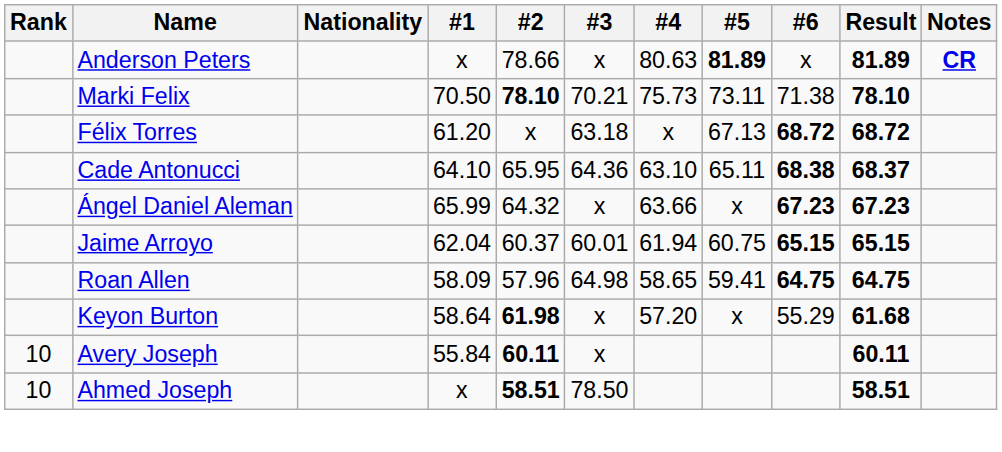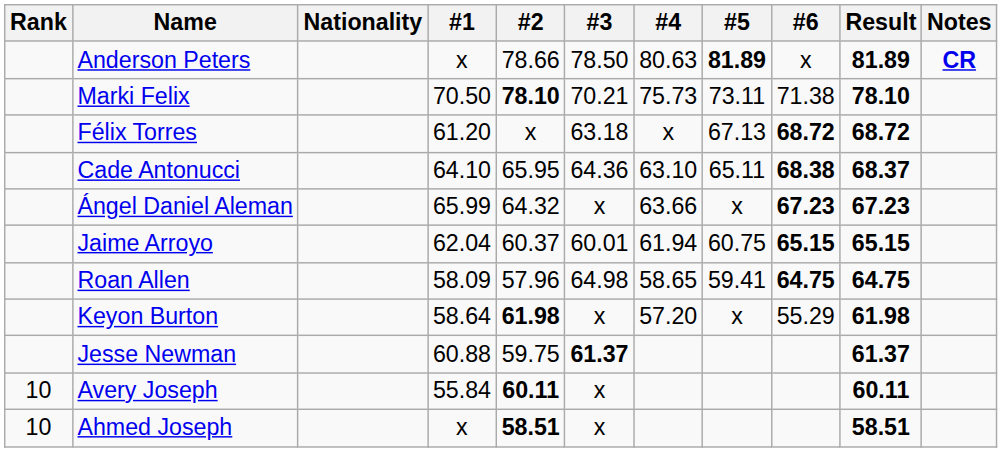(599, 59) x -> (599, 59) 78.50
(881, 317) 61.68 -> (881, 317) 61.98
+ row: (157, 354)
(599, 390) 78.50 -> (599, 427) x
